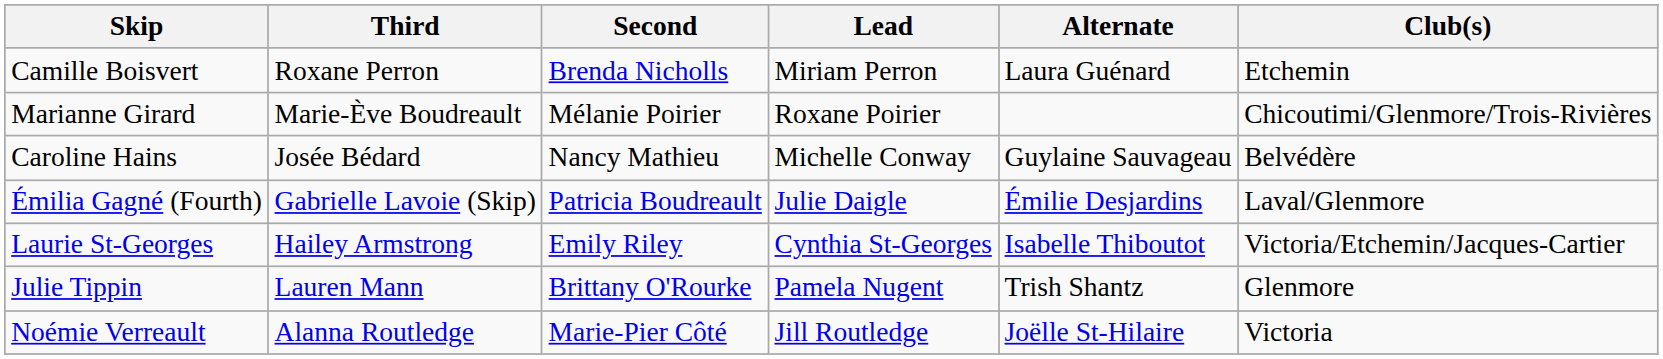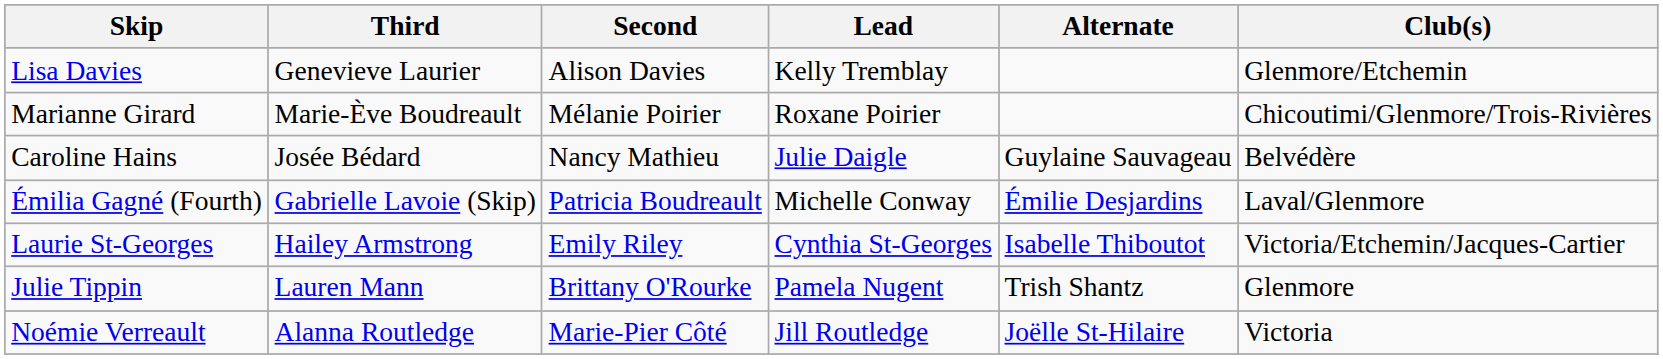- row: (105, 69)
+ row: (77, 69)
(873, 157) Michelle Conway -> (841, 157) Julie Daigle
(841, 200) Julie Daigle -> (873, 200) Michelle Conway
